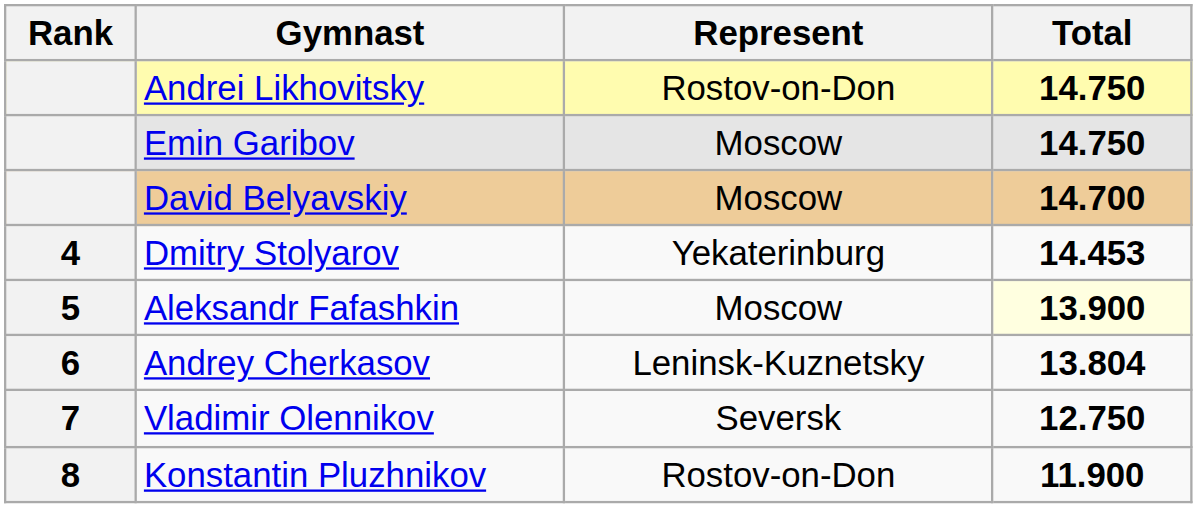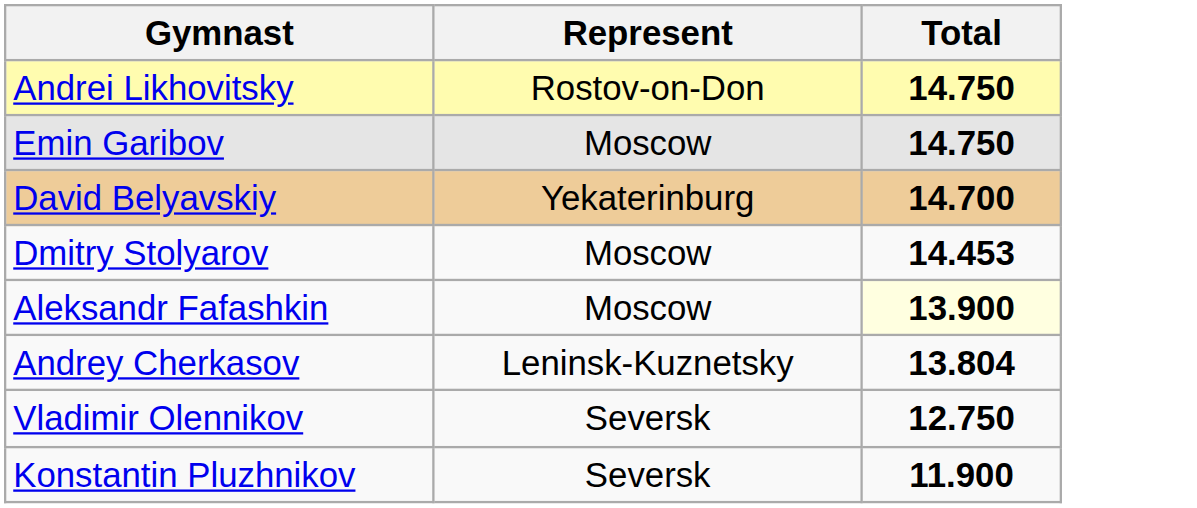- column: (70, 33)
(778, 198) Moscow -> (648, 198) Yekaterinburg
(778, 253) Yekaterinburg -> (648, 253) Moscow
(778, 474) Rostov-on-Don -> (648, 474) Seversk
